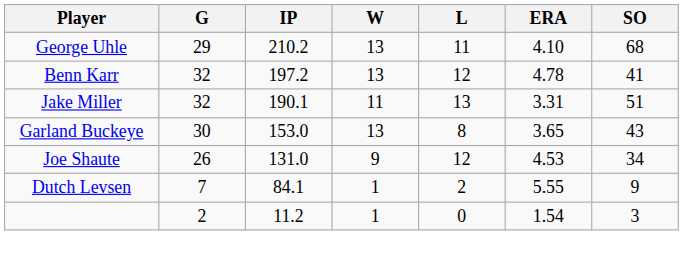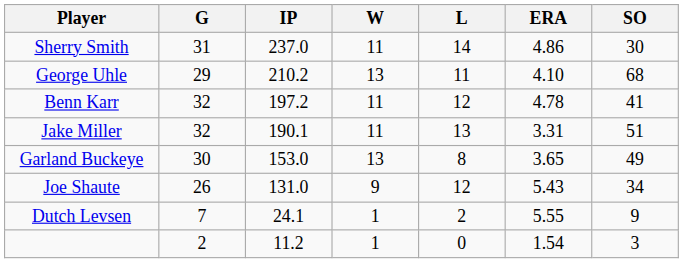+ row: (82, 46)
(375, 74) 13 -> (375, 103) 11
(635, 131) 43 -> (635, 159) 49
(548, 159) 4.53 -> (548, 187) 5.43
(288, 187) 84.1 -> (288, 215) 24.1
